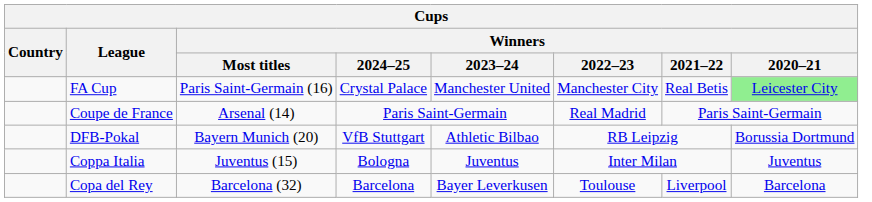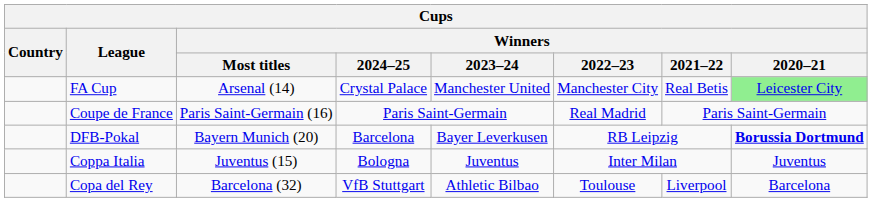(256, 88) Paris Saint-Germain (16) -> (256, 88) Arsenal (14)
(256, 112) Arsenal (14) -> (256, 112) Paris Saint-Germain (16)
(383, 137) VfB Stuttgart -> (383, 137) Barcelona
(492, 137) Athletic Bilbao -> (492, 137) Bayer Leverkusen
(795, 137) normal -> (799, 137) bold
(383, 185) Barcelona -> (383, 185) VfB Stuttgart
(492, 185) Bayer Leverkusen -> (492, 185) Athletic Bilbao
